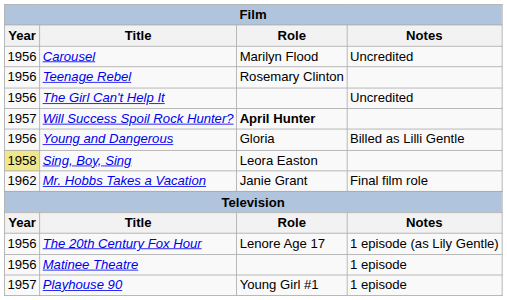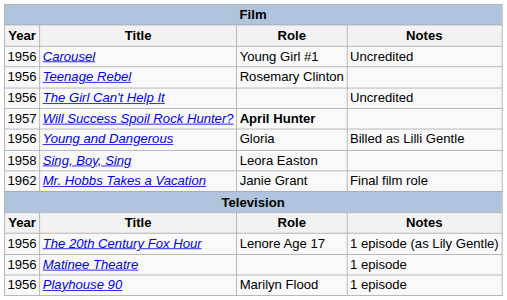(279, 56) Marilyn Flood -> (279, 56) Young Girl #1
(22, 160) khaki background -> (22, 160) no background
(22, 285) 1957 -> (22, 285) 1956
(279, 285) Young Girl #1 -> (279, 285) Marilyn Flood
